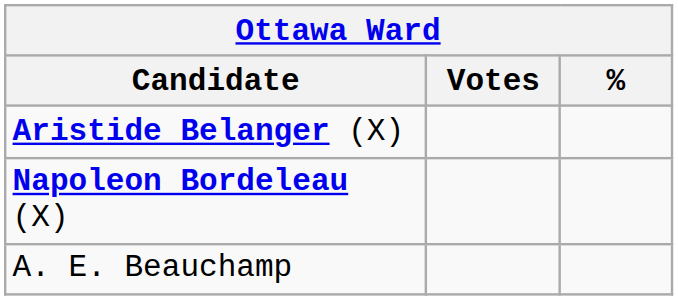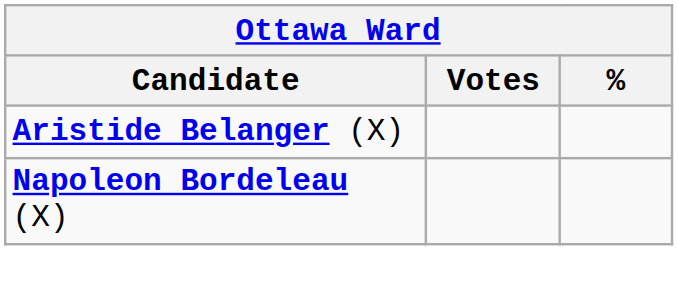- row: (152, 269)
